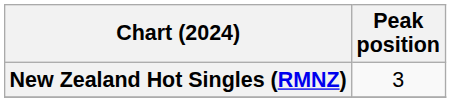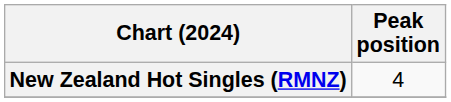(398, 79) 3 -> (398, 79) 4
